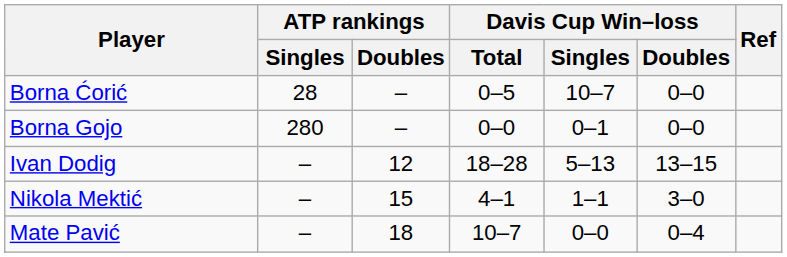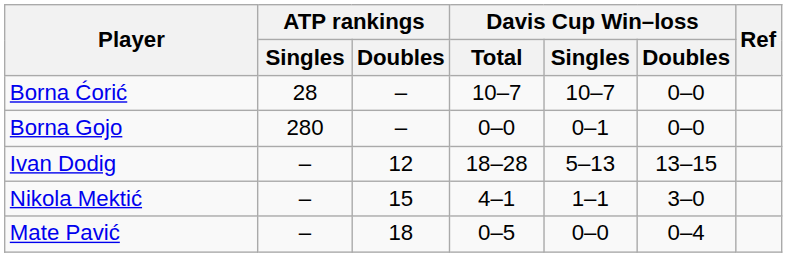(497, 92) 0–5 -> (497, 92) 10–7
(497, 233) 10–7 -> (497, 233) 0–5
